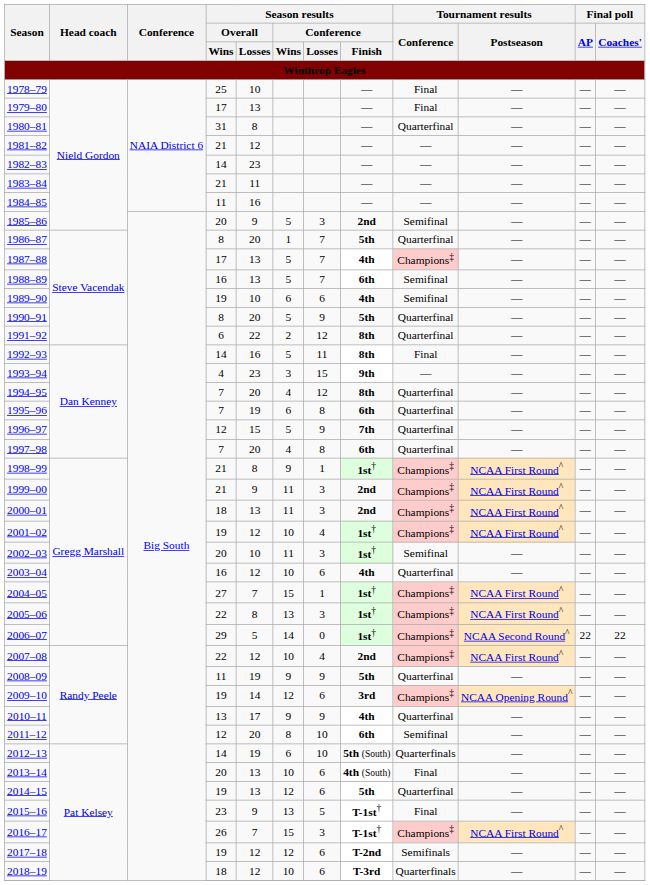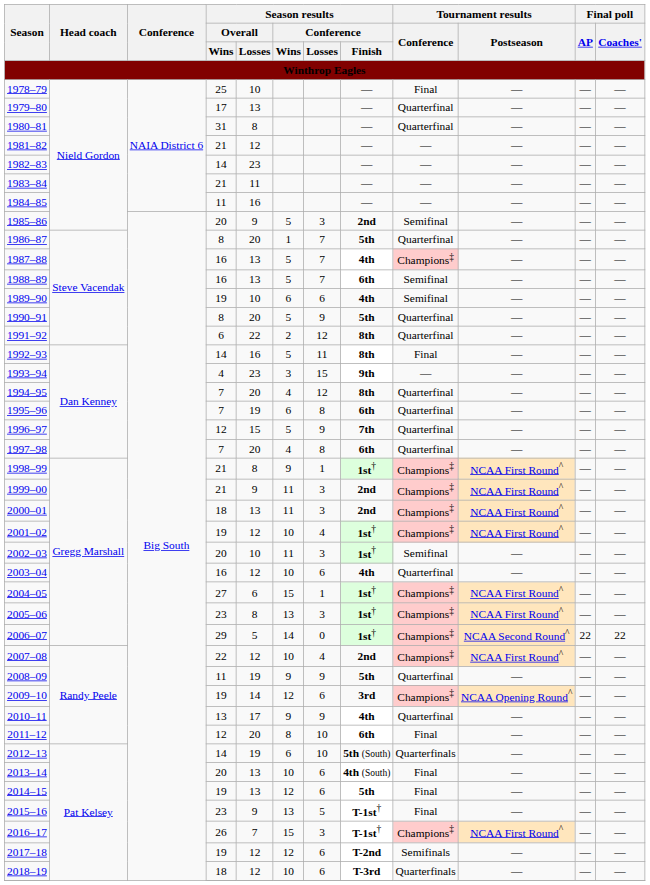(426, 108) Final -> (426, 108) Quarterfinal
(221, 259) 17 -> (221, 259) 16
(255, 592) 7 -> (255, 592) 6
(221, 614) 22 -> (221, 614) 23
(426, 734) Semifinal -> (426, 734) Final
(426, 791) Quarterfinal -> (426, 791) Final
